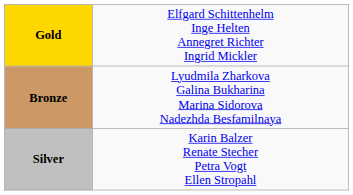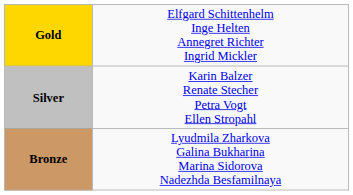rows swapped: (48, 159) <-> (48, 97)
